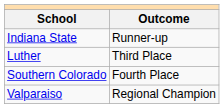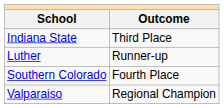(140, 38) Runner-up -> (142, 38) Third Place
(142, 56) Third Place -> (140, 56) Runner-up
